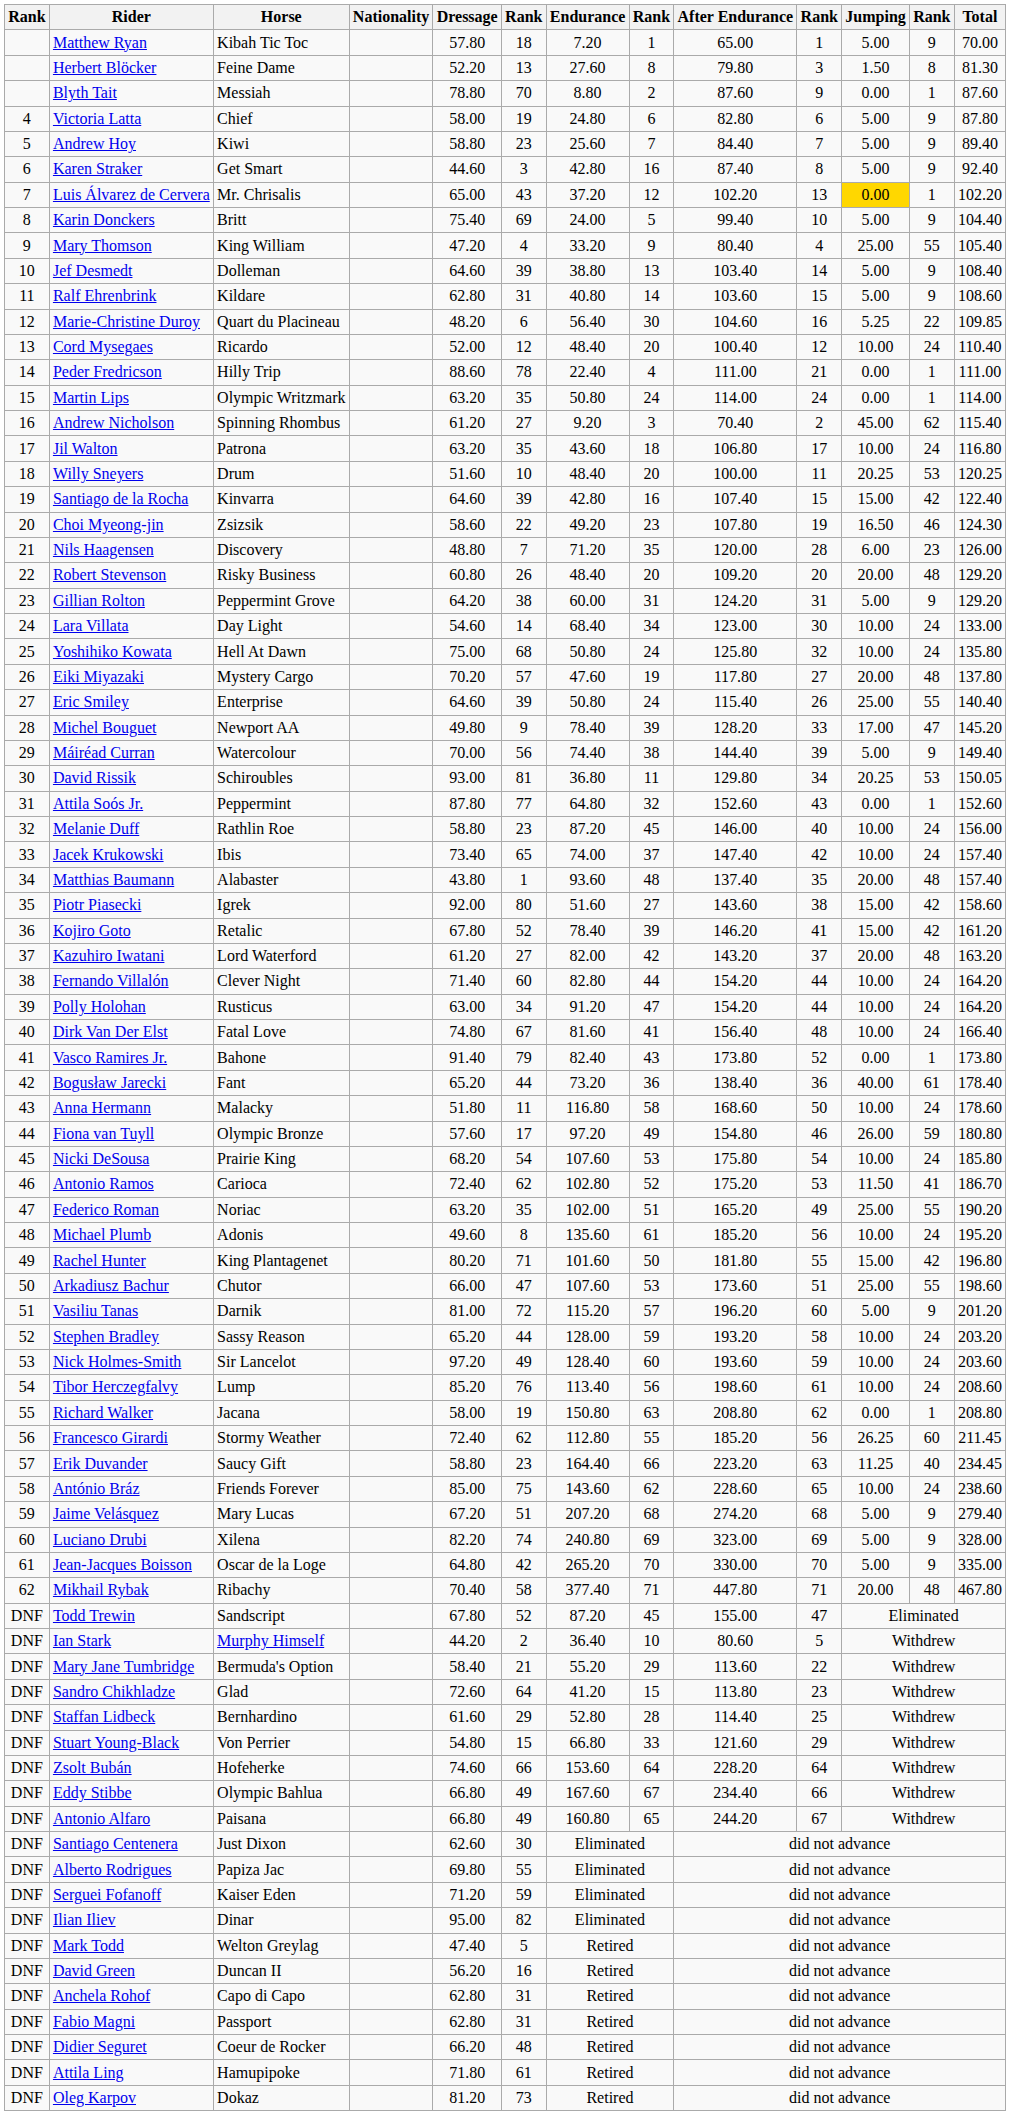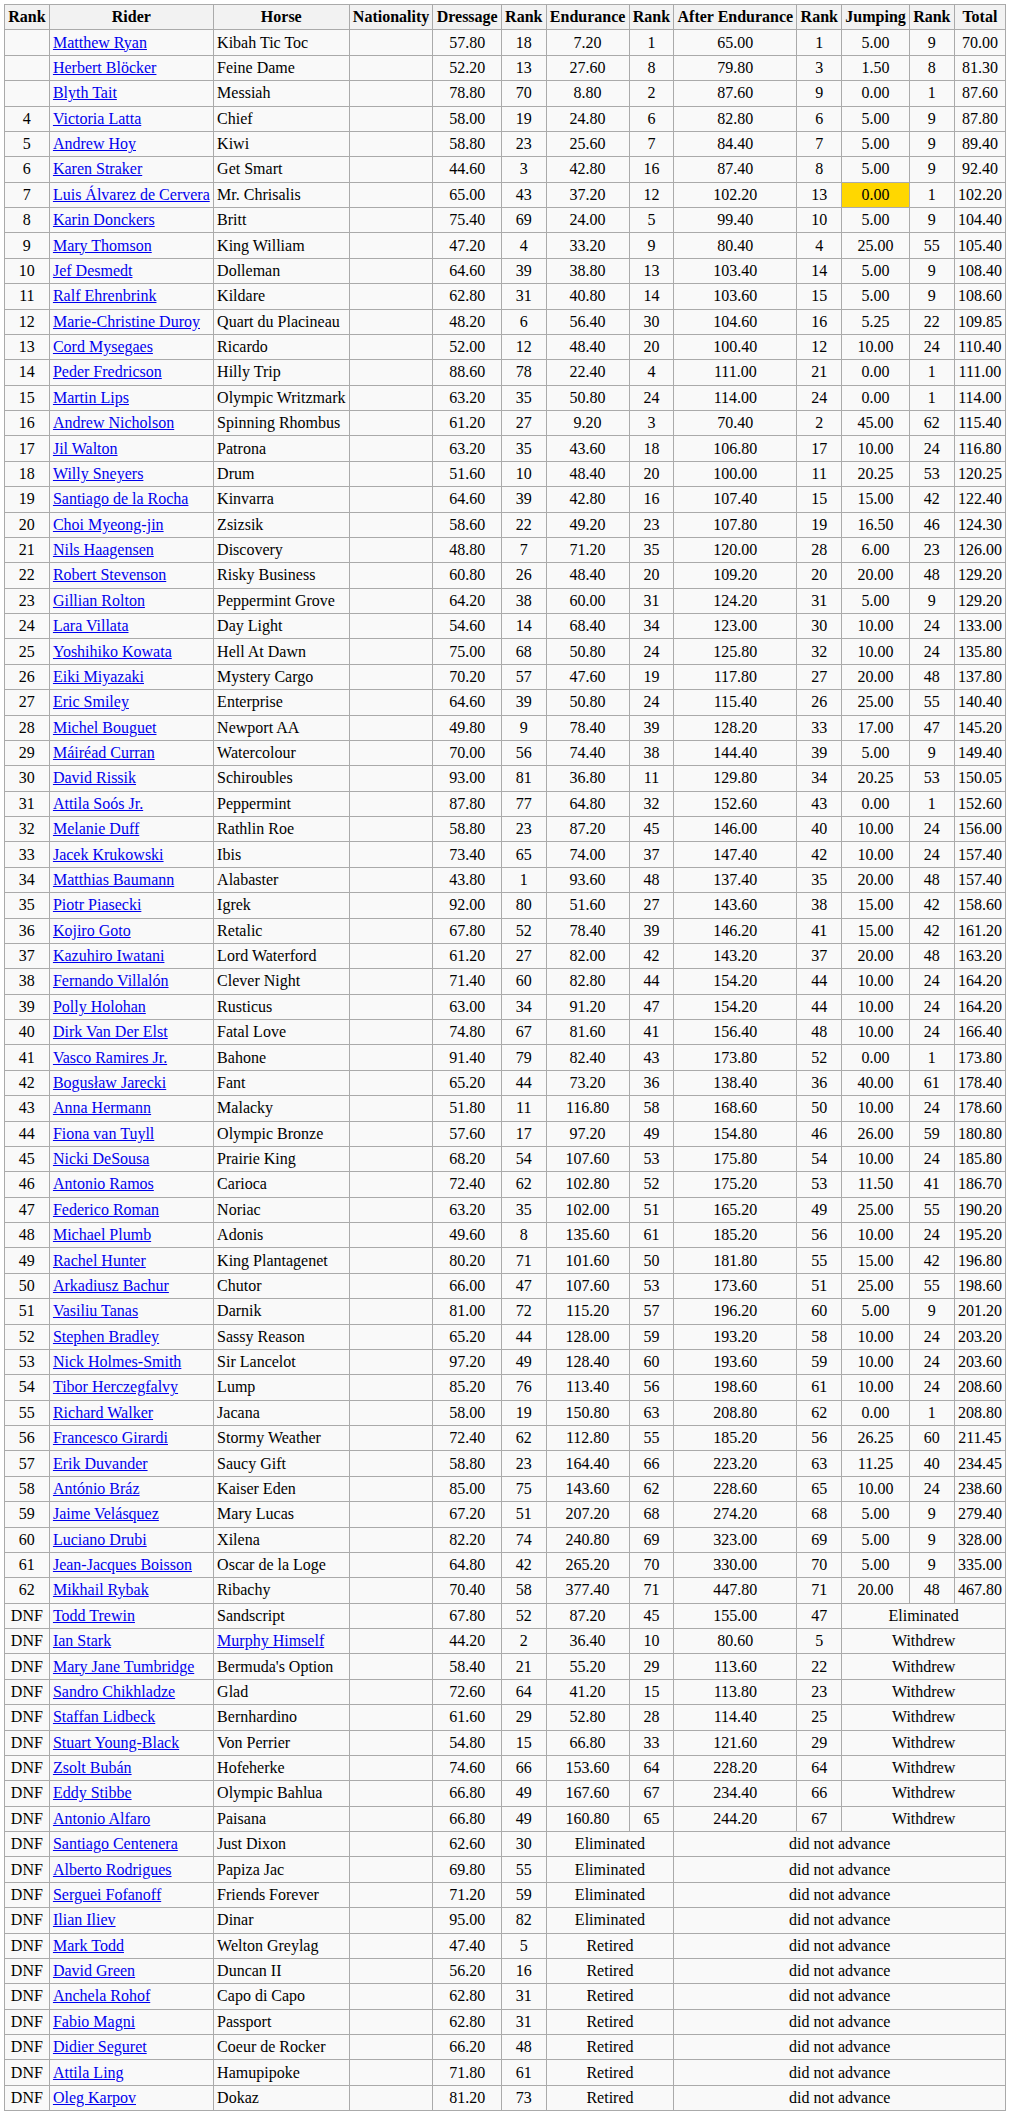(268, 1488) Friends Forever -> (256, 1488) Kaiser Eden
(256, 1894) Kaiser Eden -> (268, 1894) Friends Forever
